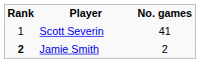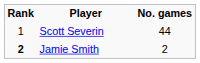(165, 32) 41 -> (165, 32) 44
